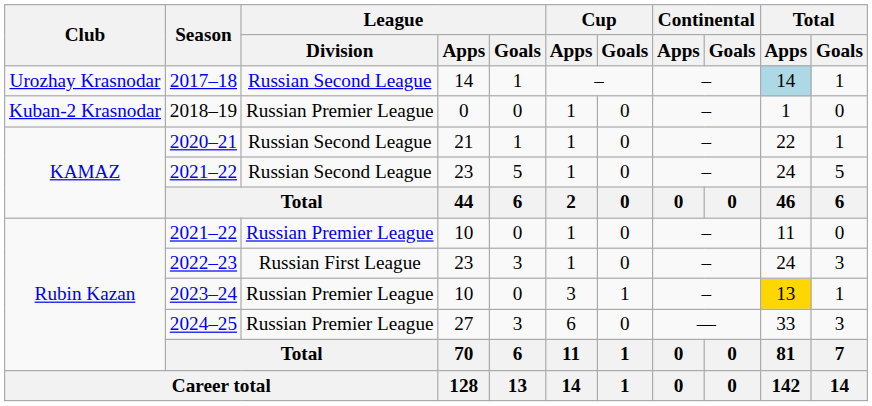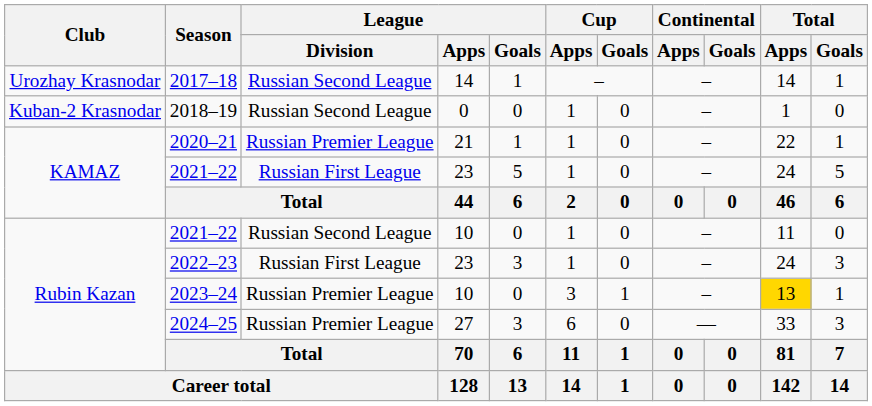(786, 80) lightblue background -> (786, 80) no background
(340, 111) Russian Premier League -> (340, 111) Russian Second League
(340, 141) Russian Second League -> (340, 141) Russian Premier League
(340, 171) Russian Second League -> (340, 171) Russian First League
(340, 232) Russian Premier League -> (340, 232) Russian Second League
